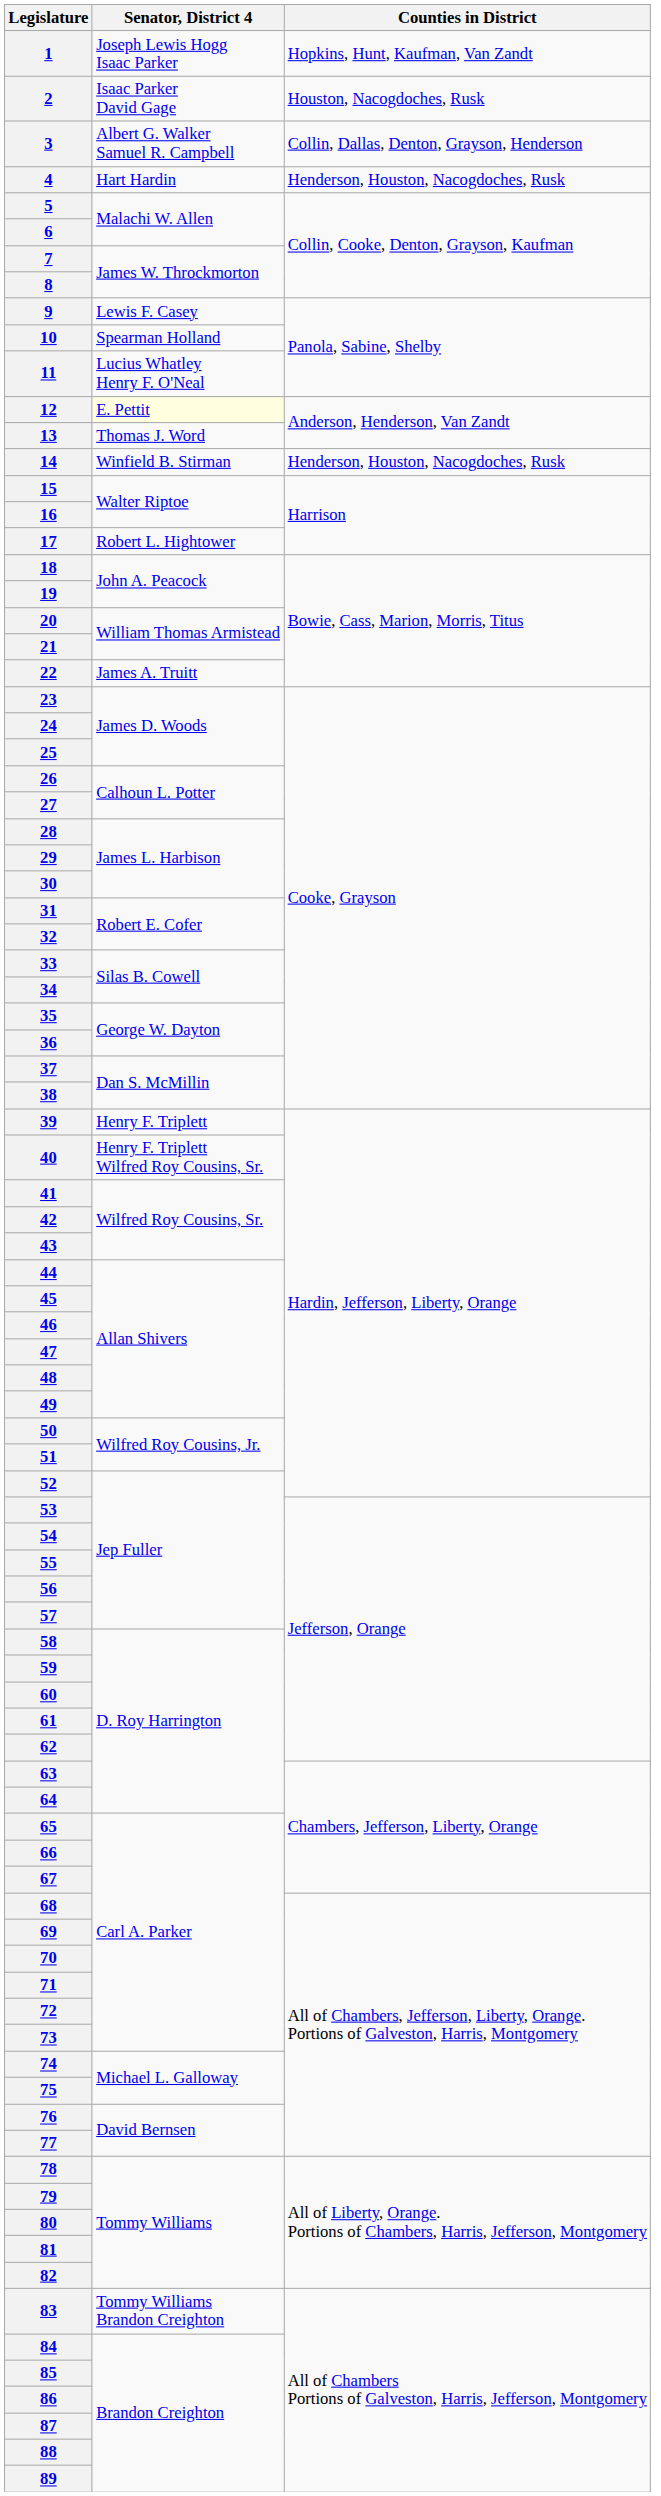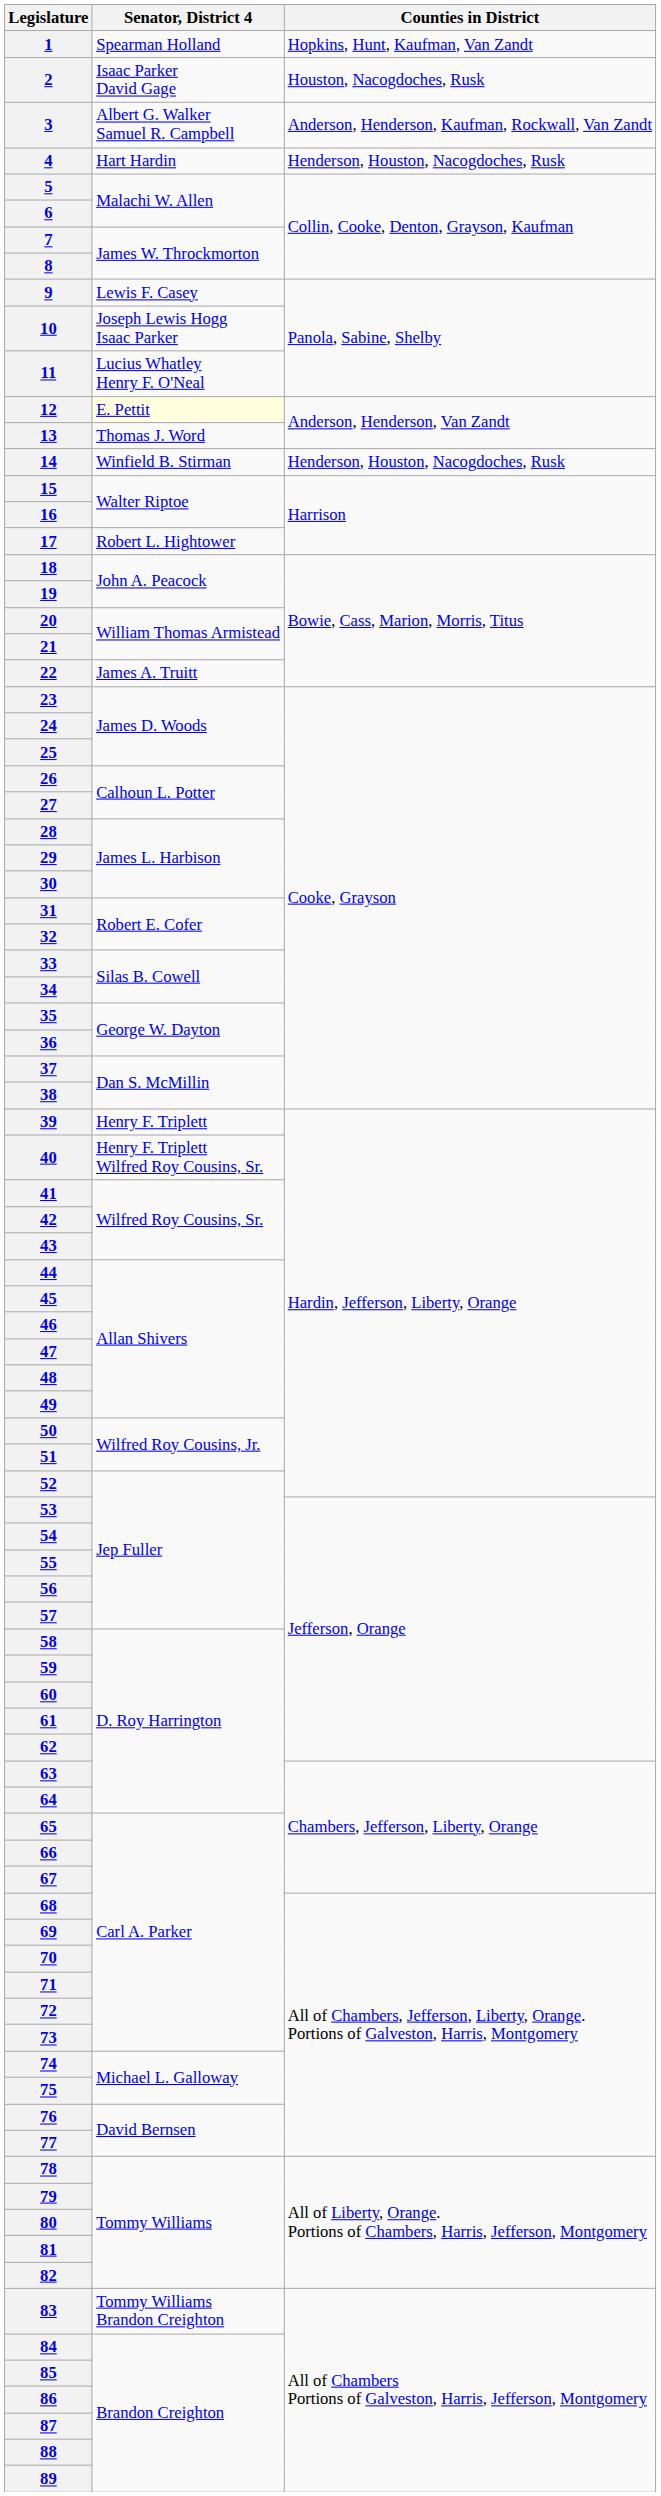(162, 53) Joseph Lewis Hogg Isaac Parker -> (158, 44) Spearman Holland
(435, 143) Collin, Dallas, Denton, Grayson, Henderson -> (470, 124) Anderson, Henderson, Kaufman, Rockwall, Van Zandt
(158, 337) Spearman Holland -> (162, 328) Joseph Lewis Hogg Isaac Parker
